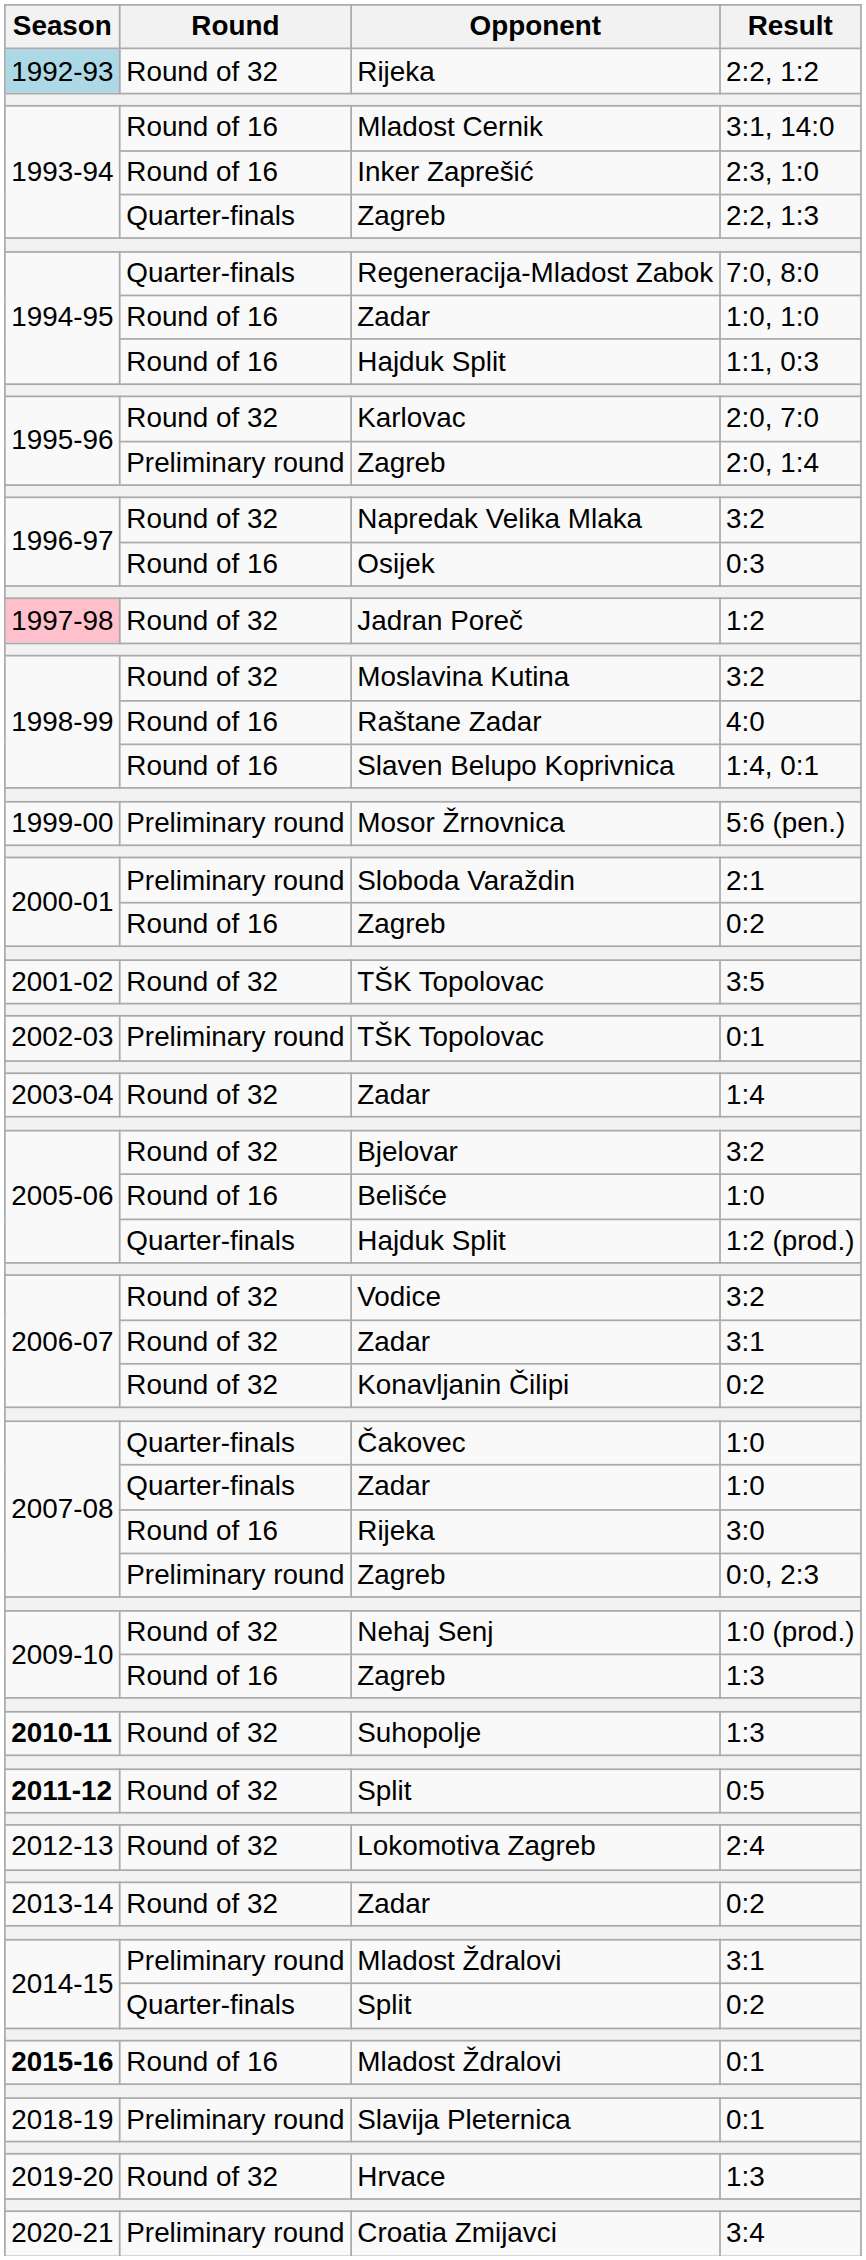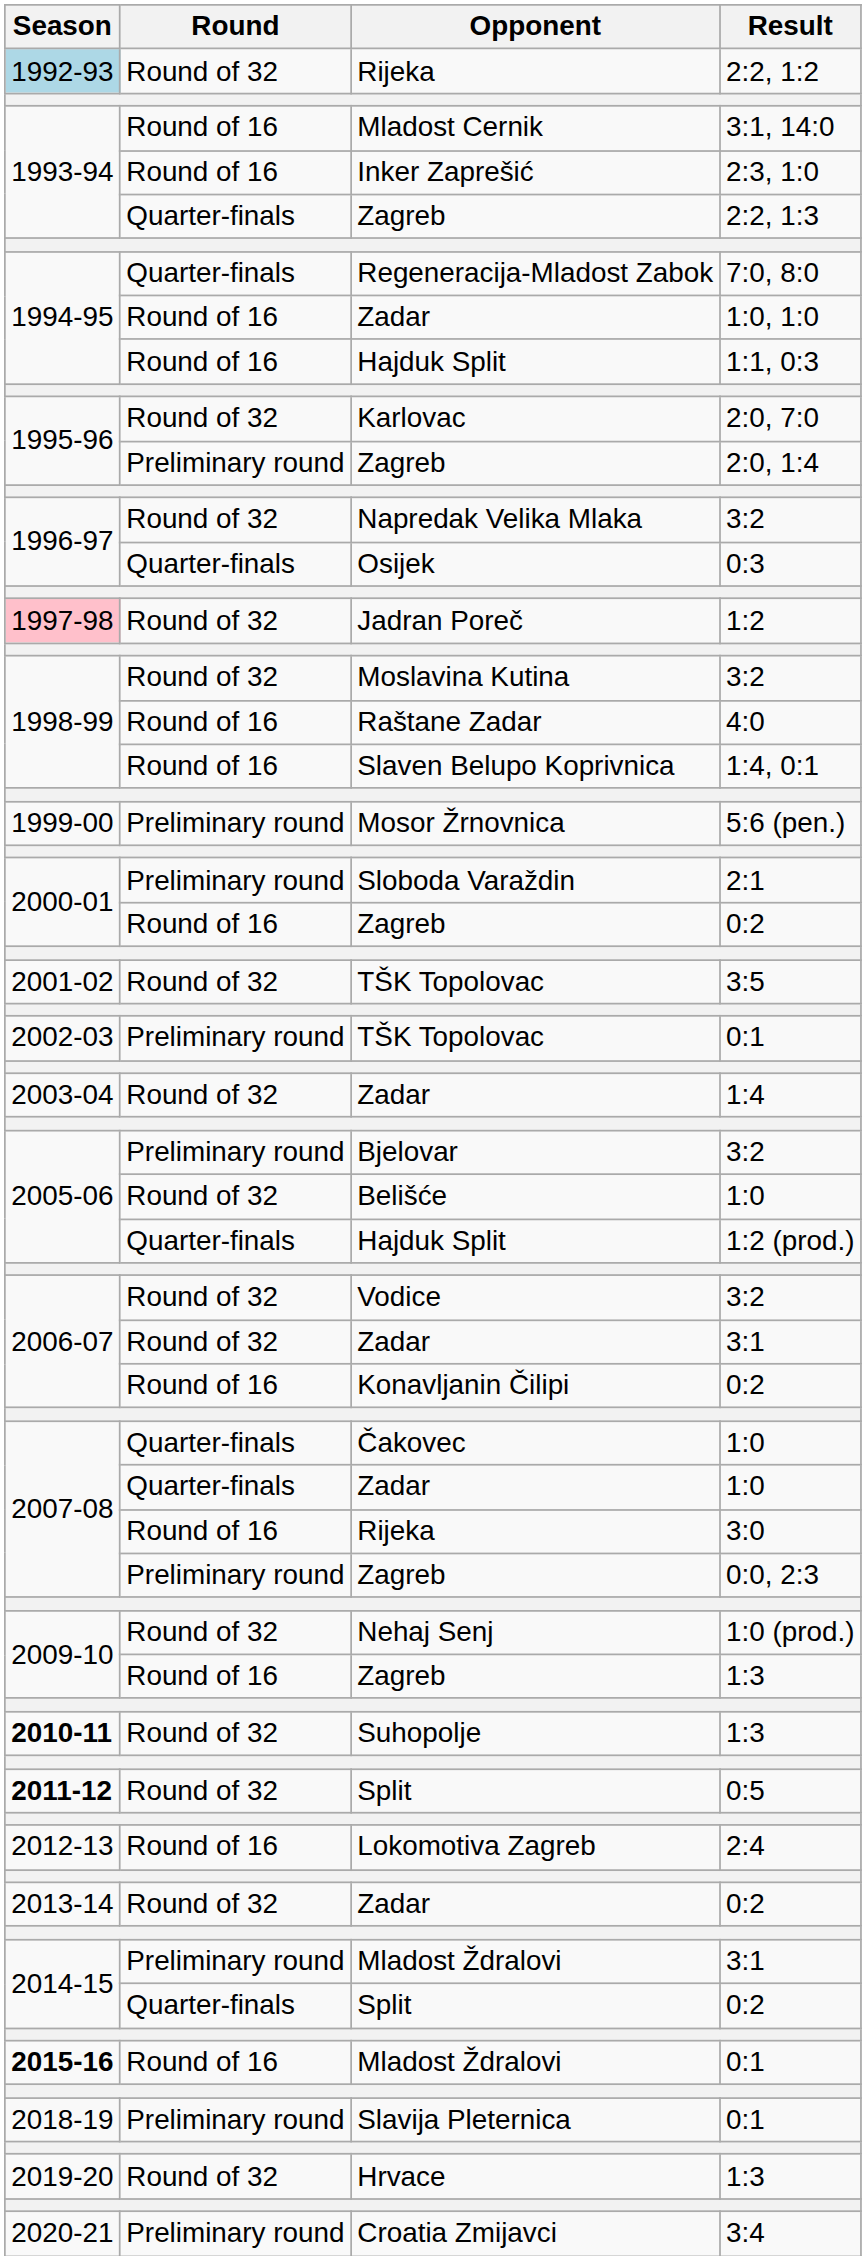(202, 563) Round of 16 -> (211, 563) Quarter-finals
(202, 1151) Round of 32 -> (235, 1151) Preliminary round
(202, 1196) Round of 16 -> (202, 1196) Round of 32
(202, 1385) Round of 32 -> (202, 1385) Round of 16
(202, 1847) Round of 32 -> (202, 1847) Round of 16
